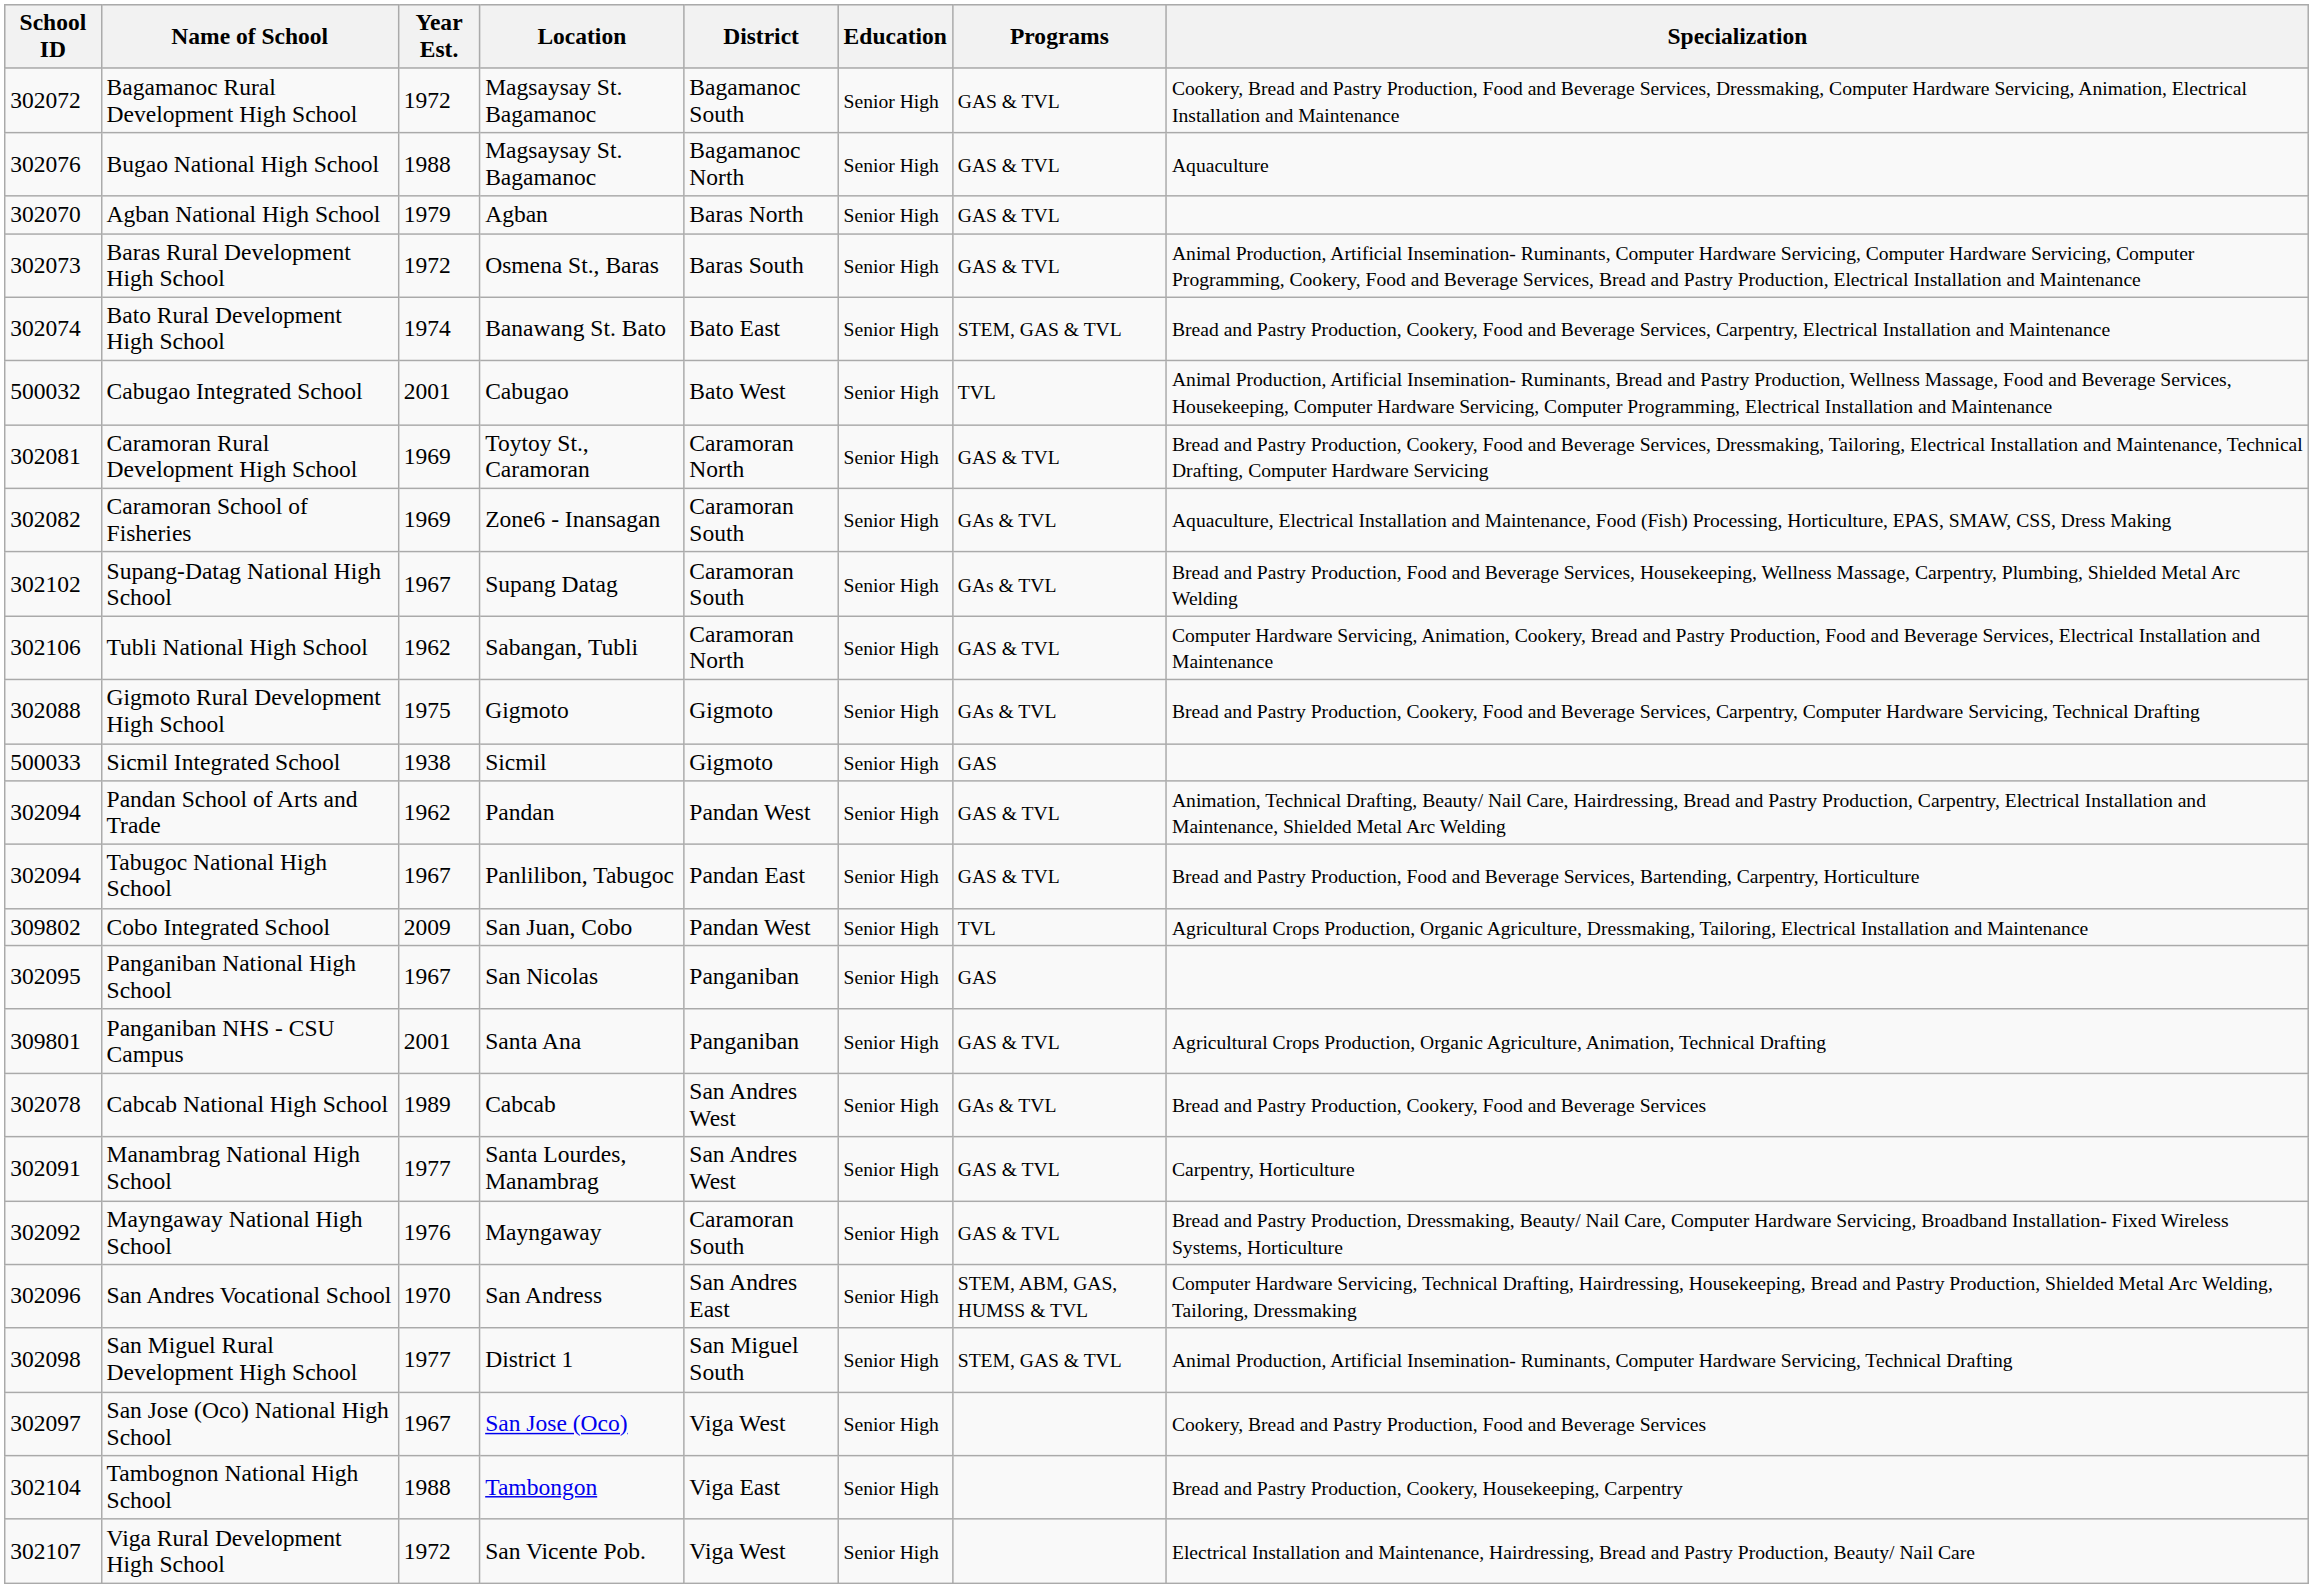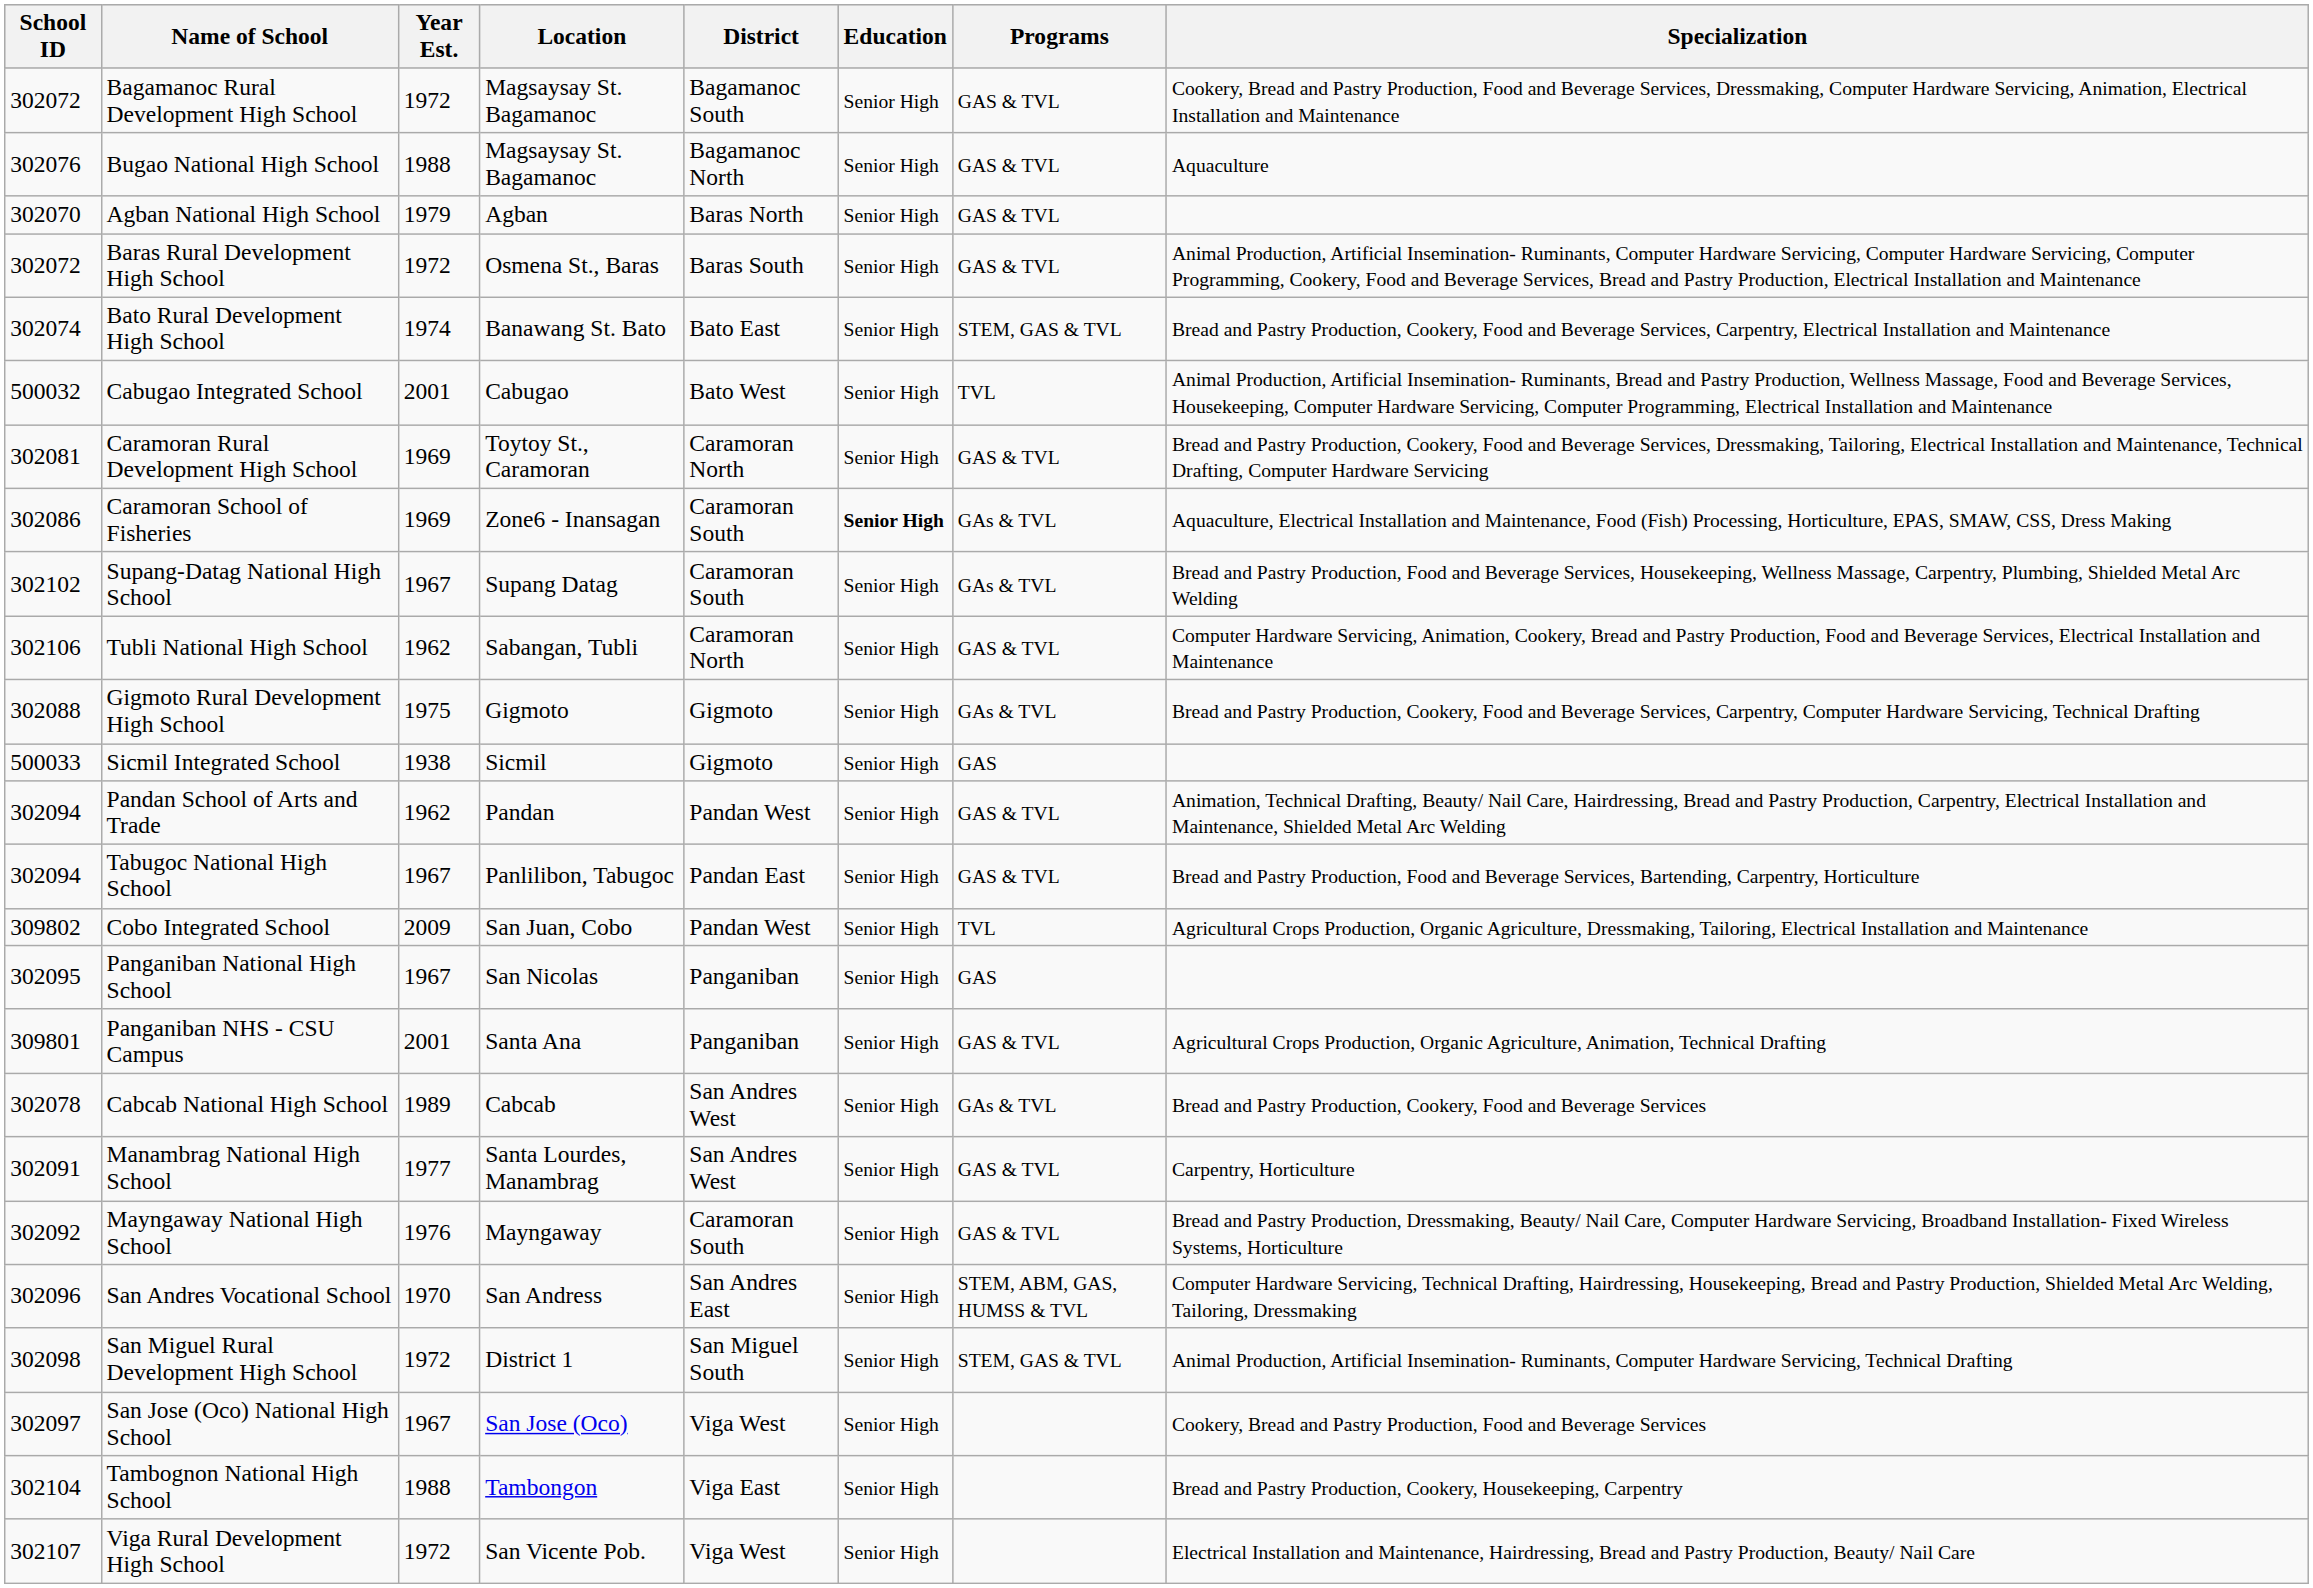(45, 264) 302073 -> (45, 264) 302072
(45, 520) 302082 -> (45, 520) 302086
(891, 521) normal -> (894, 520) bold
(427, 1359) 1977 -> (427, 1359) 1972
